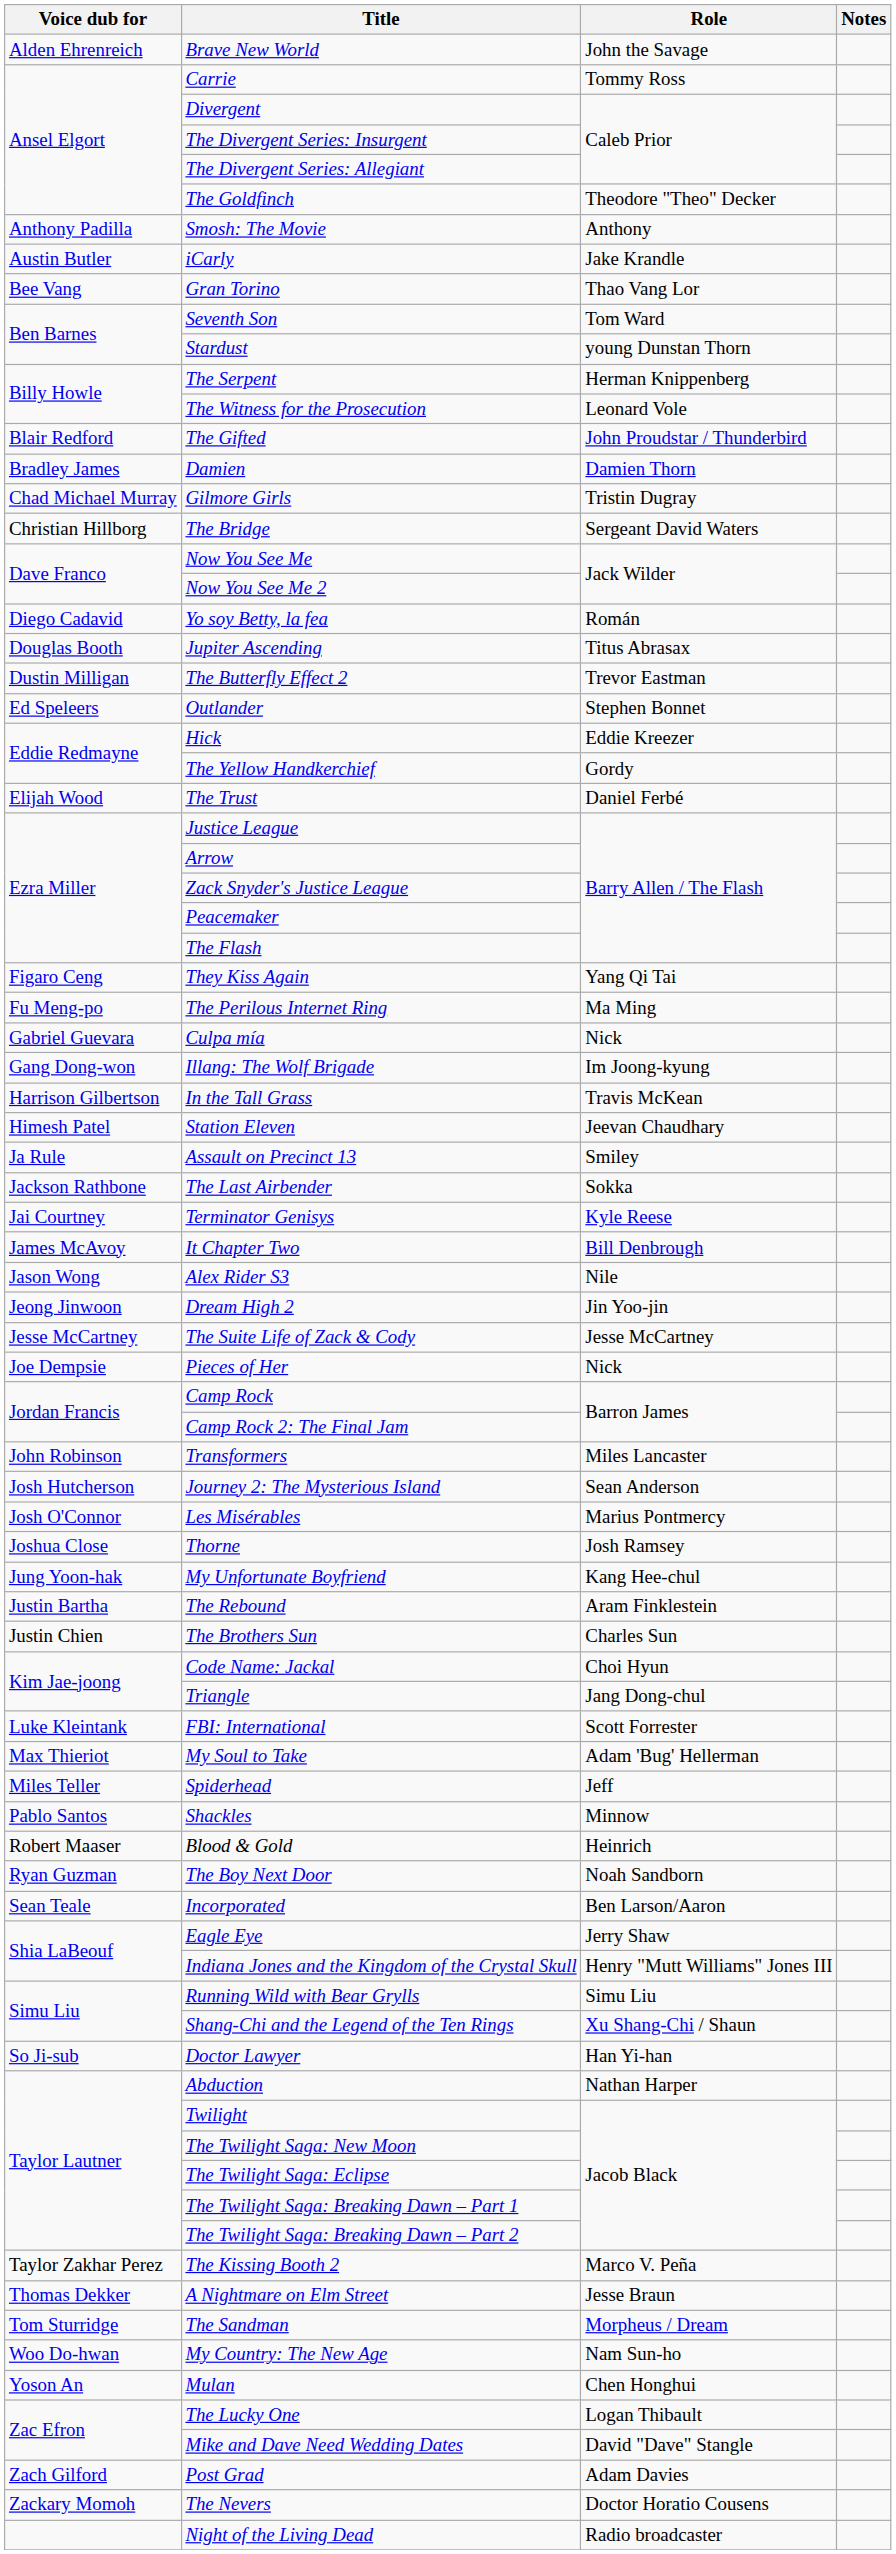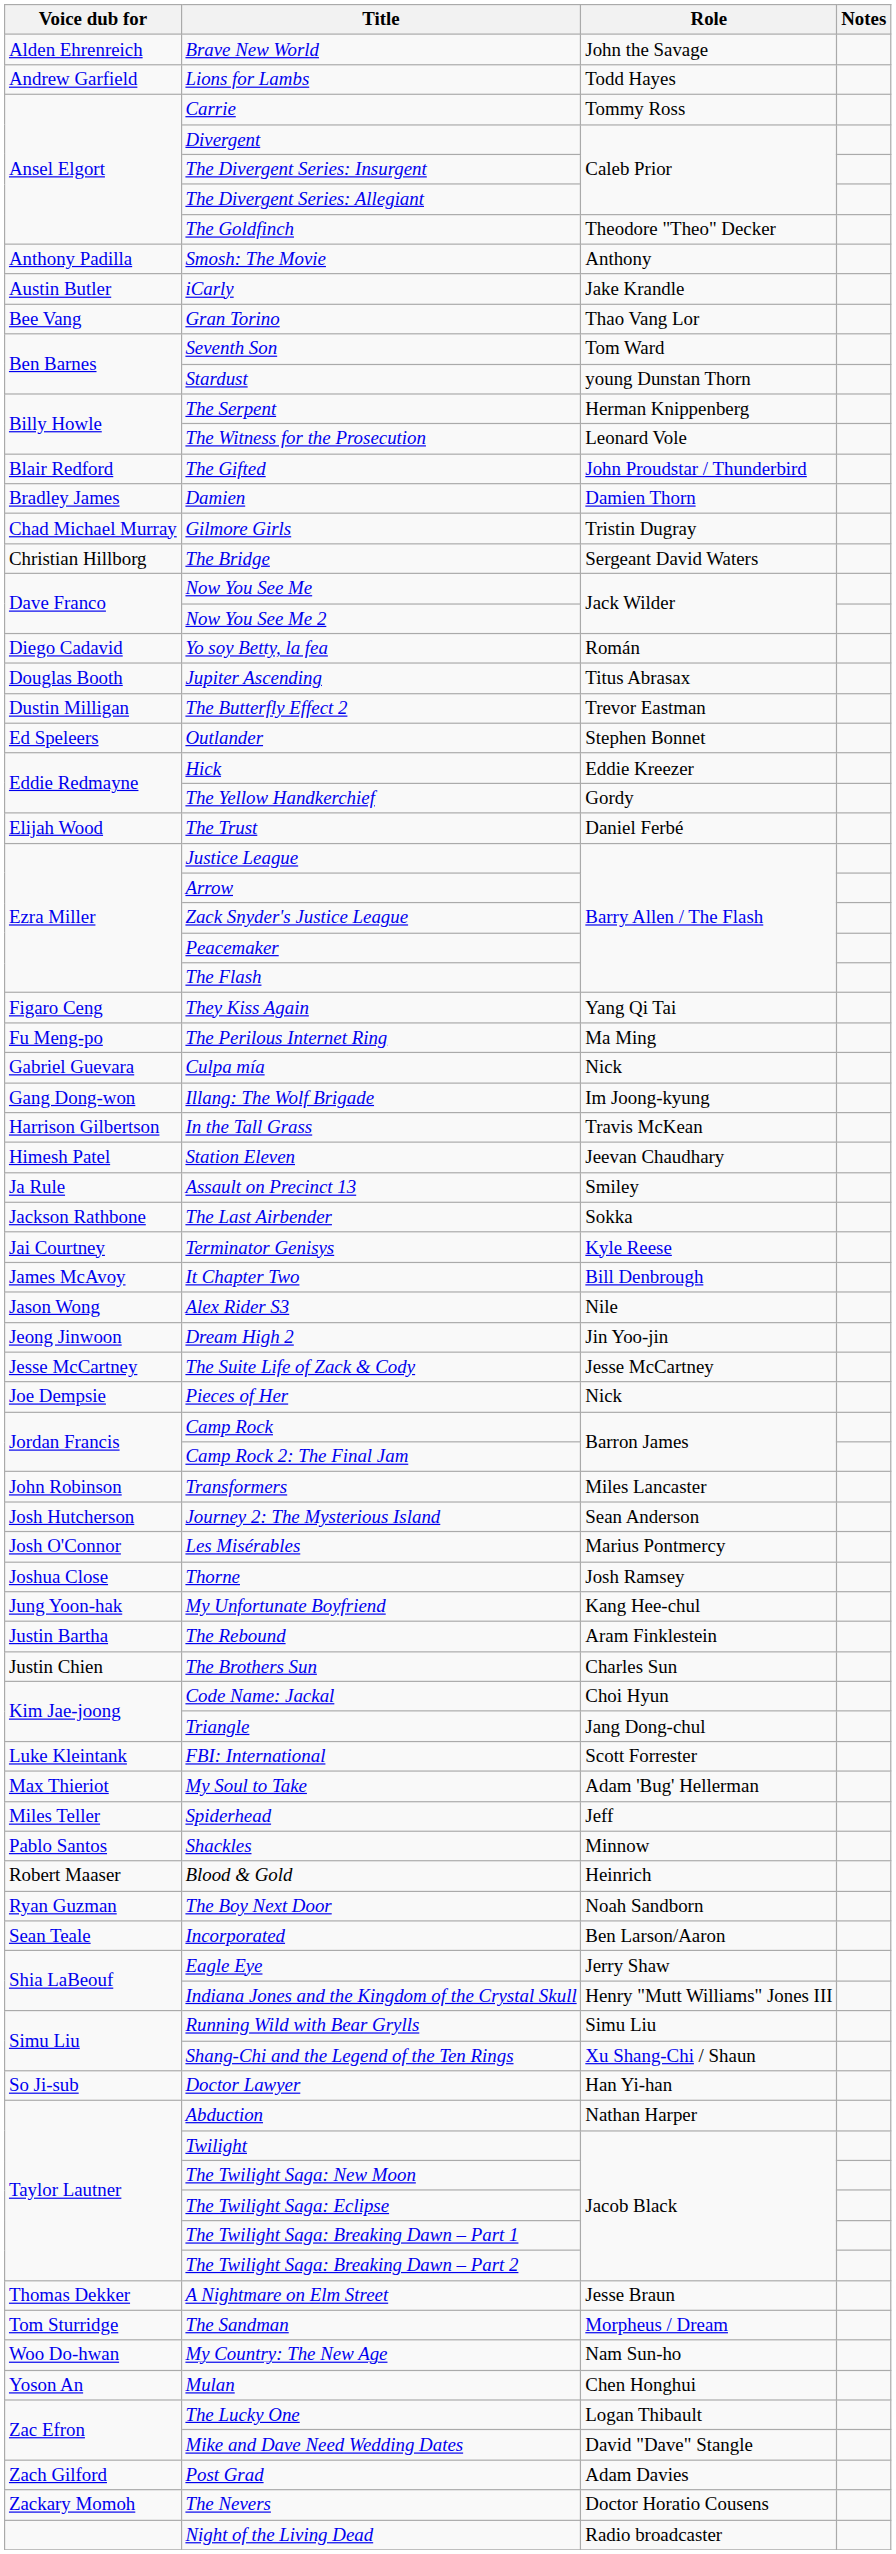+ row: (247, 79)
- row: (262, 2265)
